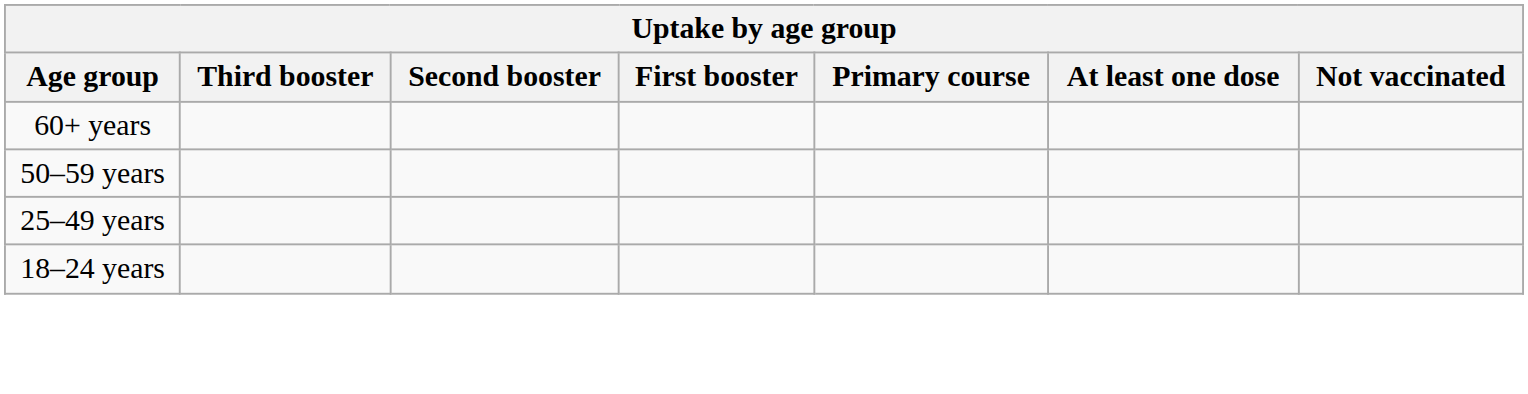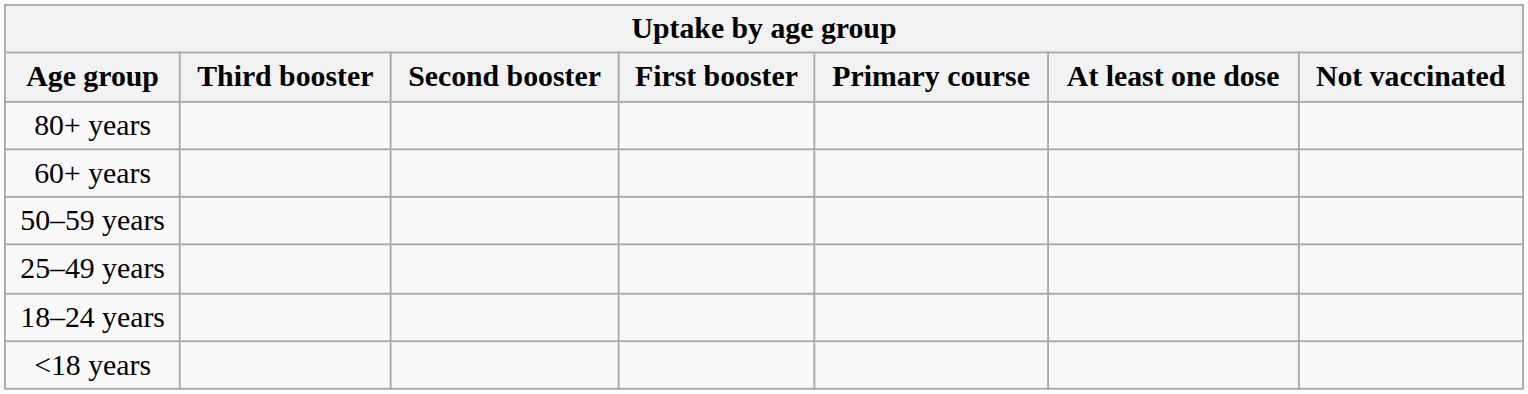+ row: (93, 124)
+ row: (93, 363)
